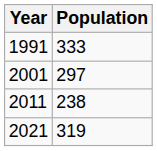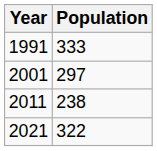(71, 131) 319 -> (71, 131) 322
